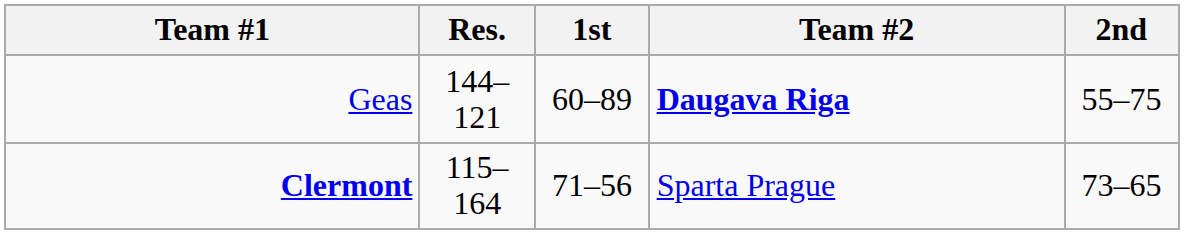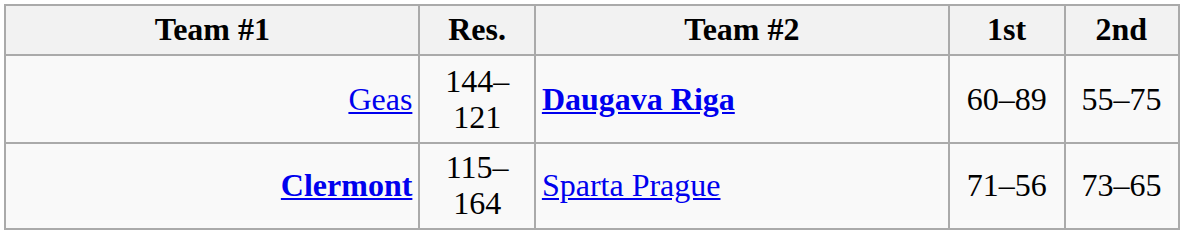columns swapped: (857, 29) <-> (592, 29)
